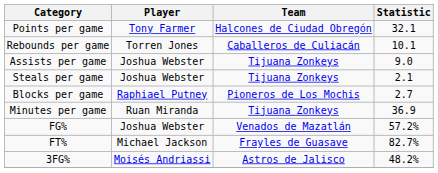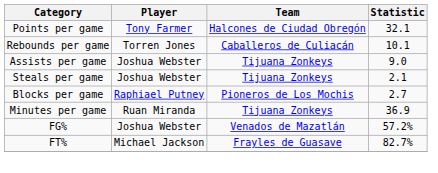- row: (58, 159)
